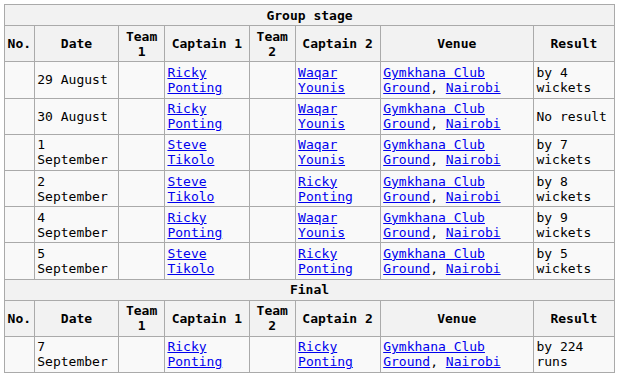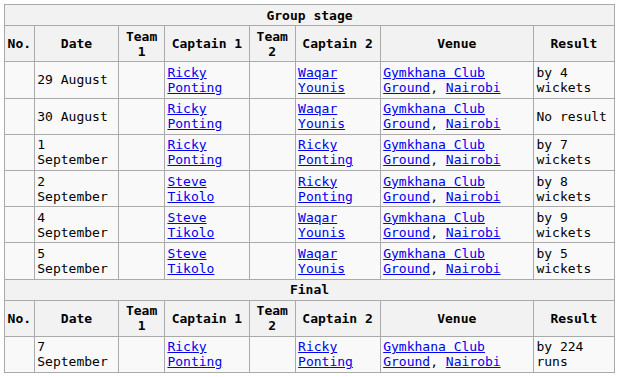(191, 152) Steve Tikolo -> (195, 152) Ricky Ponting
(322, 152) Waqar Younis -> (325, 152) Ricky Ponting
(195, 225) Ricky Ponting -> (191, 225) Steve Tikolo
(325, 261) Ricky Ponting -> (322, 261) Waqar Younis
